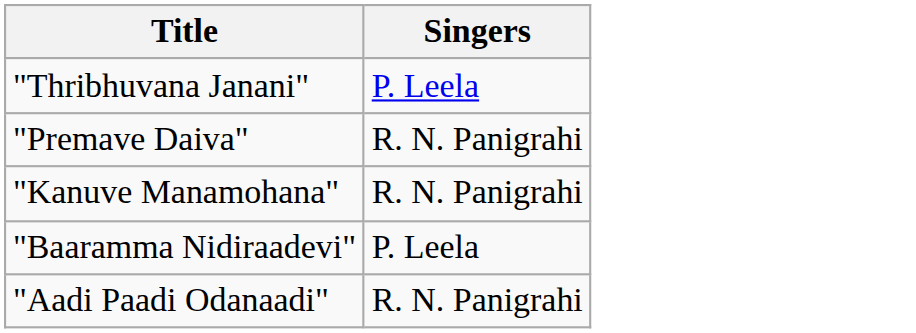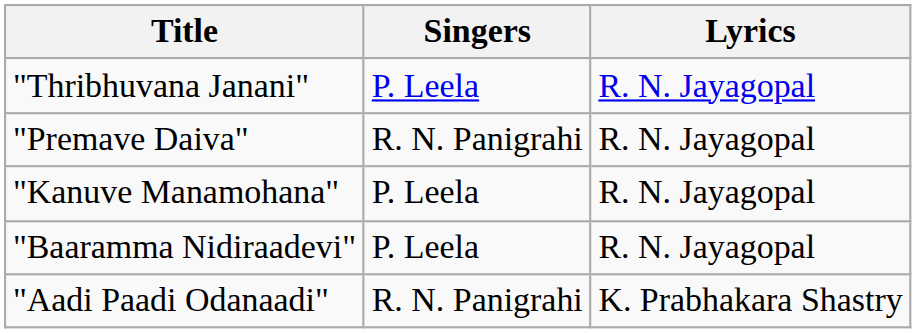+ column: (751, 31)
(477, 192) R. N. Panigrahi -> (425, 192) P. Leela
